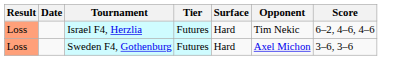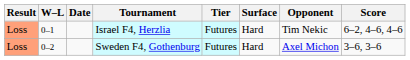+ column: (53, 13)
